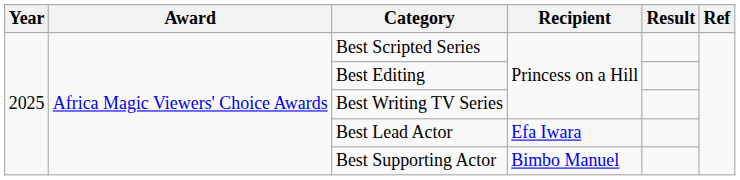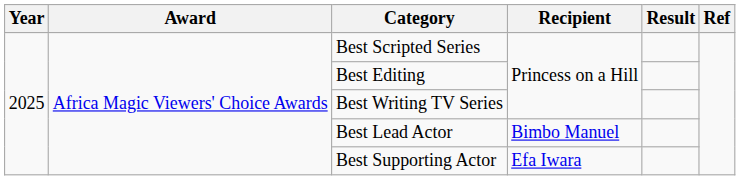(546, 132) Efa Iwara -> (565, 132) Bimbo Manuel
(565, 160) Bimbo Manuel -> (546, 160) Efa Iwara
